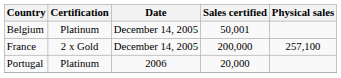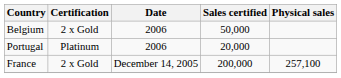(80, 30) Platinum -> (80, 30) 2 x Gold
(156, 30) December 14, 2005 -> (156, 30) 2006
(235, 30) 50,001 -> (235, 30) 50,000
rows swapped: (21, 47) <-> (25, 64)
